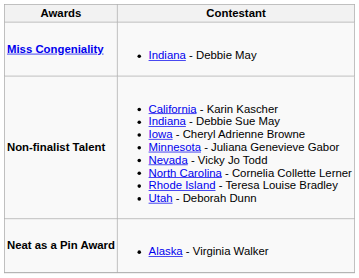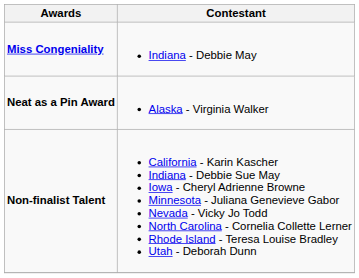rows swapped: (61, 245) <-> (56, 147)
